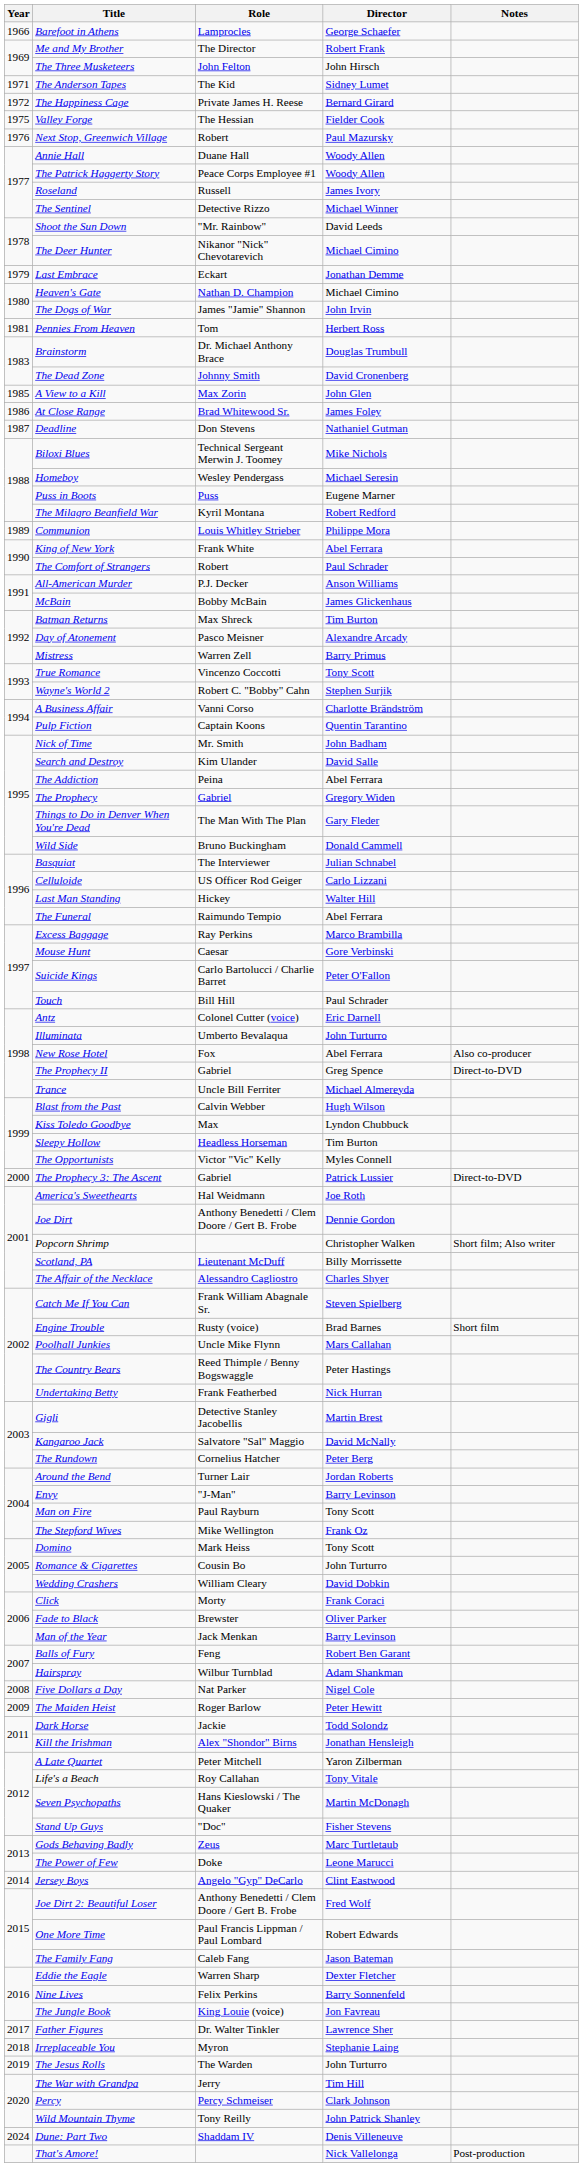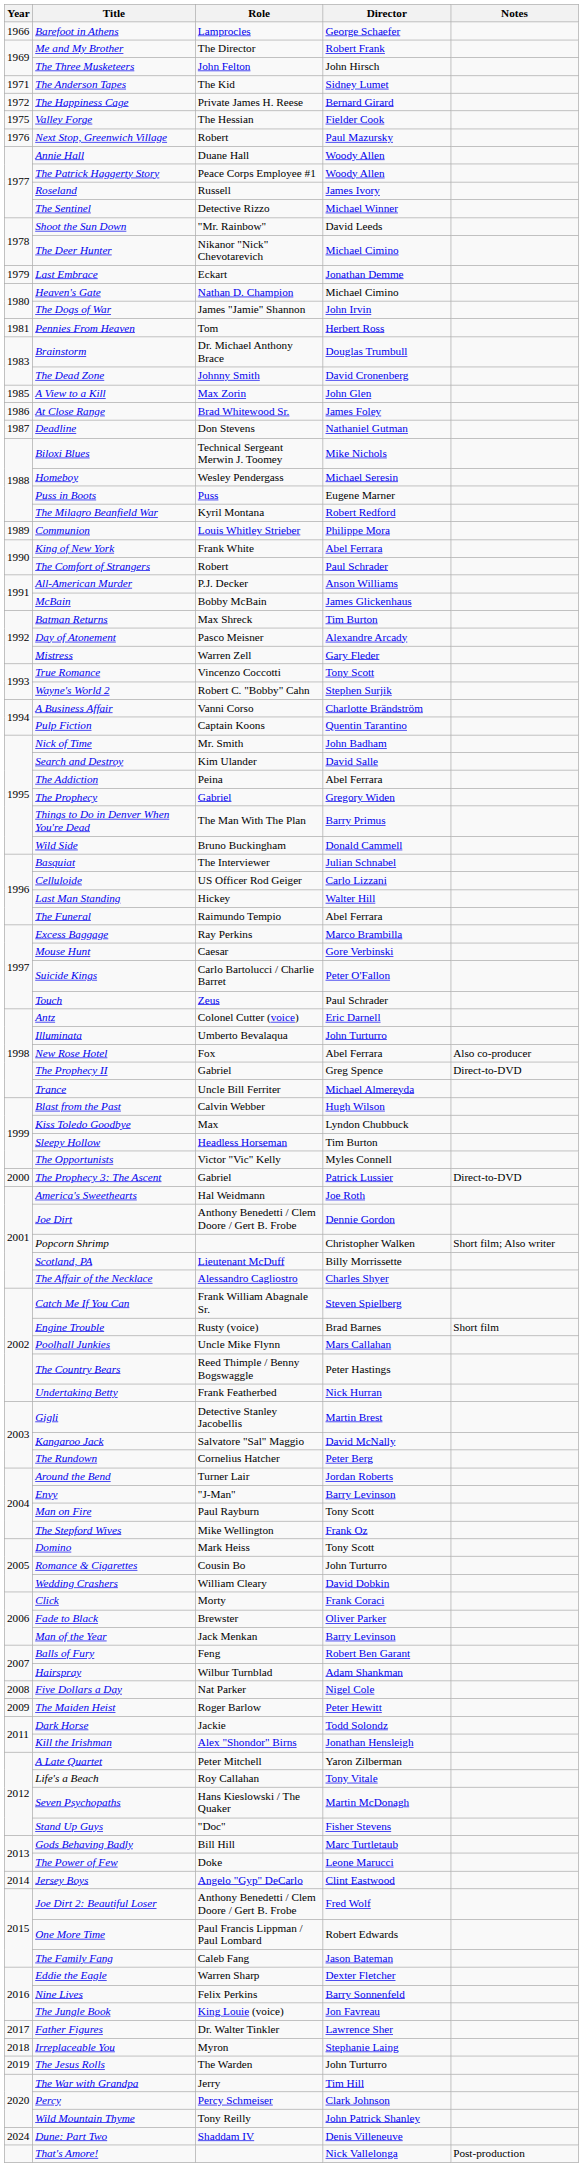(356, 655) Barry Primus -> (352, 655) Gary Fleder
(352, 821) Gary Fleder -> (356, 821) Barry Primus
(216, 1000) Bill Hill -> (209, 1000) Zeus
(209, 1844) Zeus -> (216, 1844) Bill Hill
